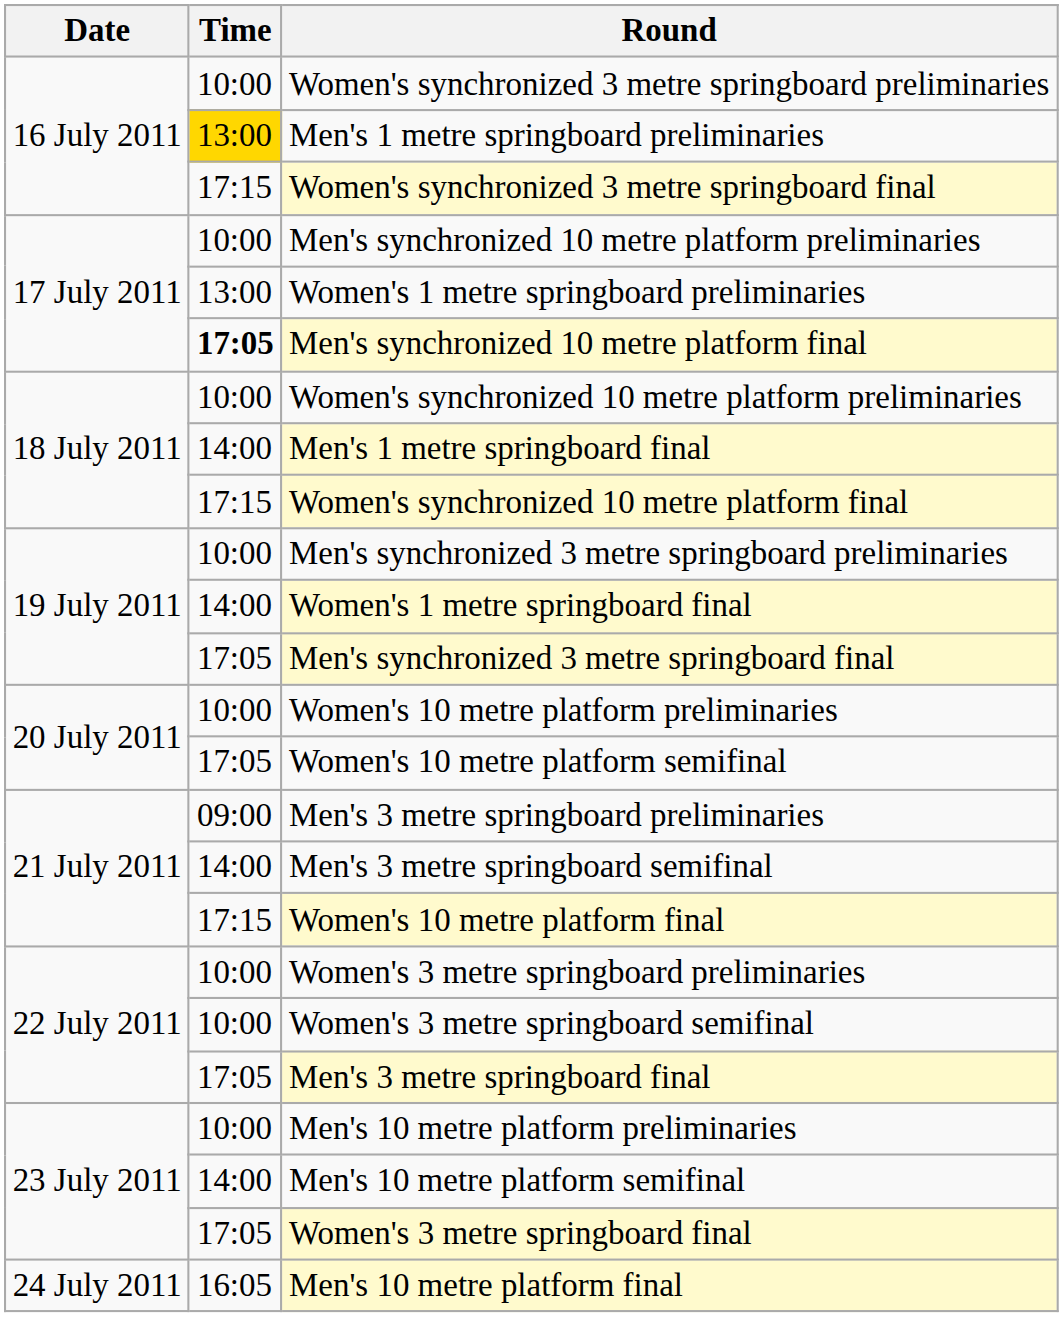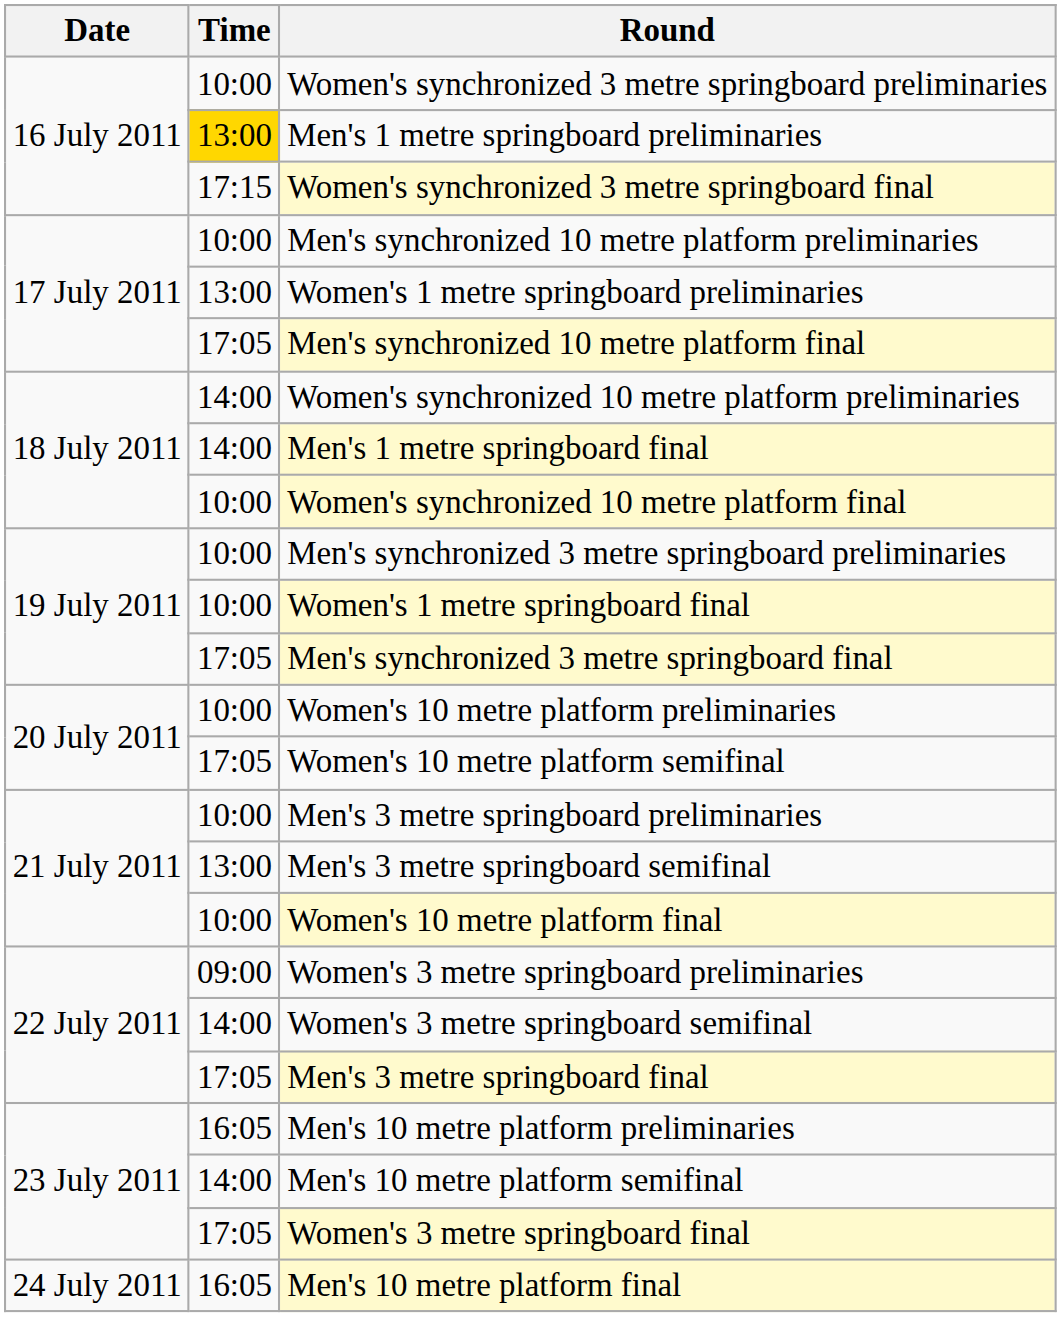(235, 344) bold -> (234, 344) normal
(234, 396) 10:00 -> (234, 396) 14:00
(234, 501) 17:15 -> (234, 501) 10:00
(234, 605) 14:00 -> (234, 605) 10:00
(234, 814) 09:00 -> (234, 814) 10:00
(234, 866) 14:00 -> (234, 866) 13:00
(234, 919) 17:15 -> (234, 919) 10:00
(234, 971) 10:00 -> (234, 971) 09:00
(234, 1023) 10:00 -> (234, 1023) 14:00
(234, 1128) 10:00 -> (234, 1128) 16:05
